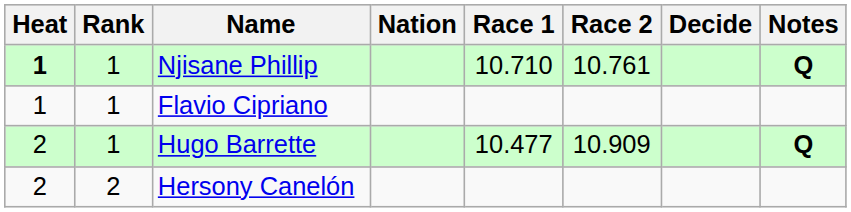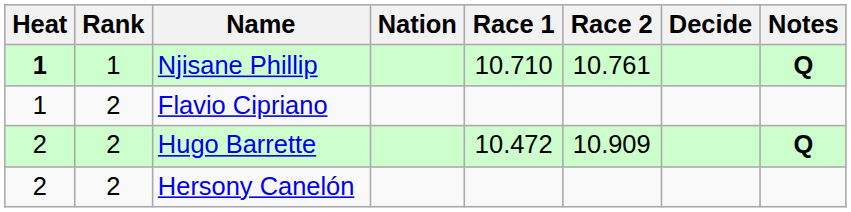(113, 105) 1 -> (113, 105) 2
(113, 145) 1 -> (113, 145) 2
(514, 145) 10.477 -> (514, 145) 10.472
